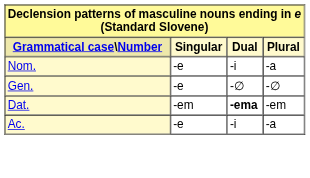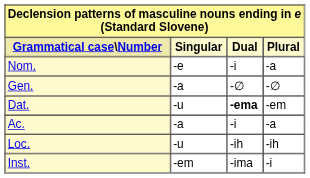(178, 85) -e -> (178, 85) -a
(183, 105) -em -> (178, 105) -u
(178, 124) -e -> (178, 124) -a
+ row: (19, 143)
+ row: (19, 163)
